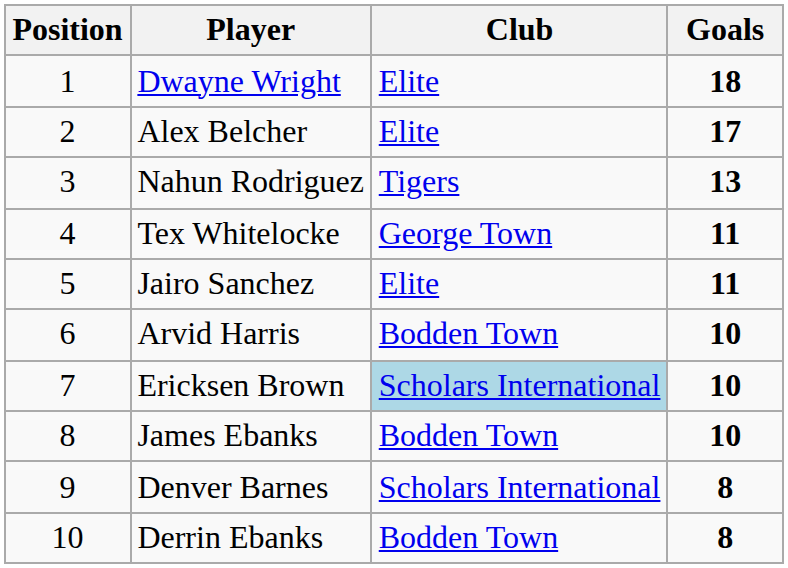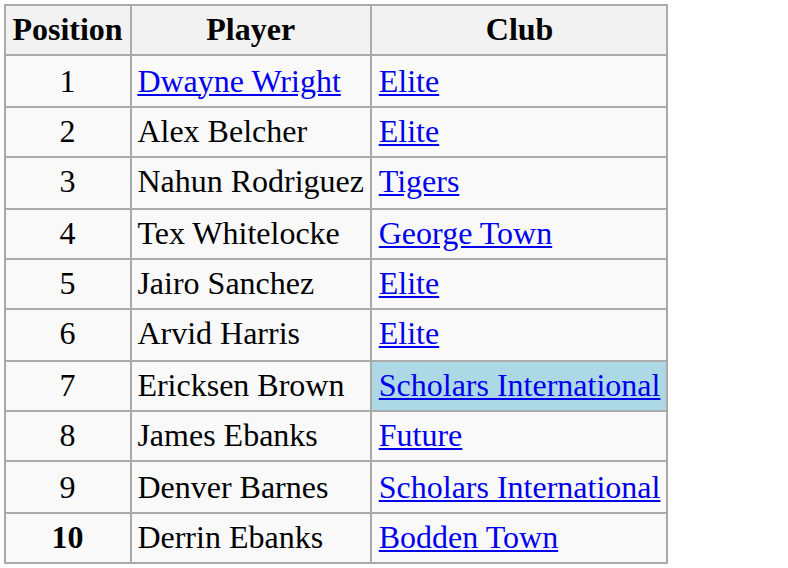- column: (725, 29)
(468, 334) Bodden Town -> (409, 334) Elite
(468, 435) Bodden Town -> (421, 435) Future
(68, 537) normal -> (68, 537) bold
